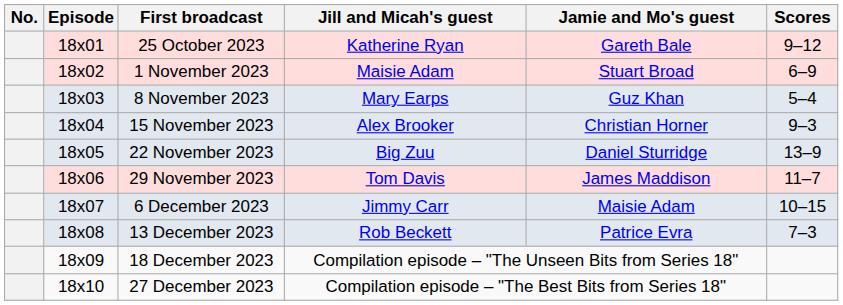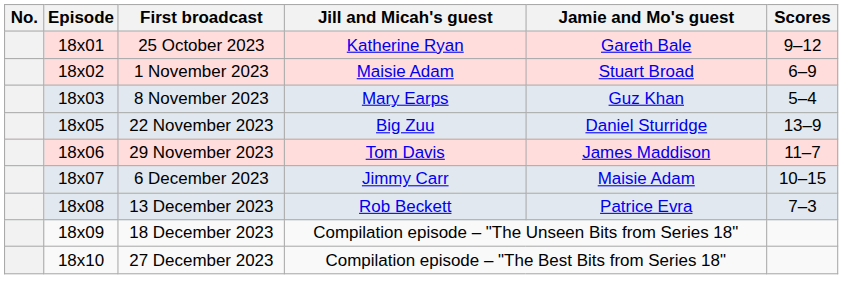- row: (201, 125)
